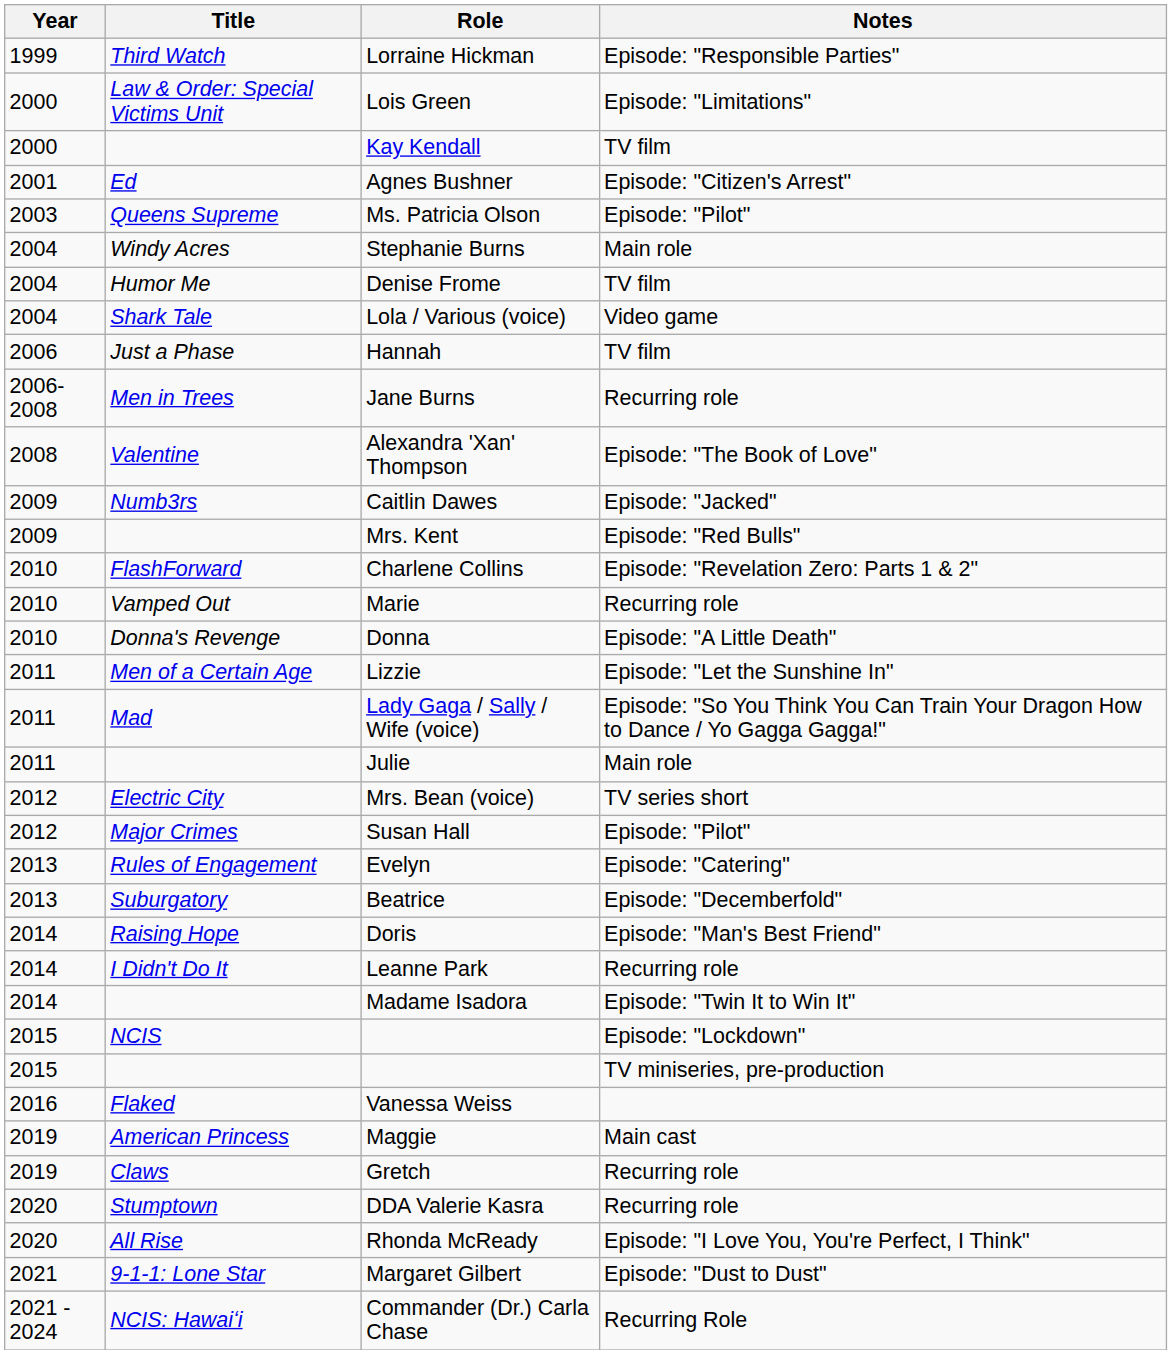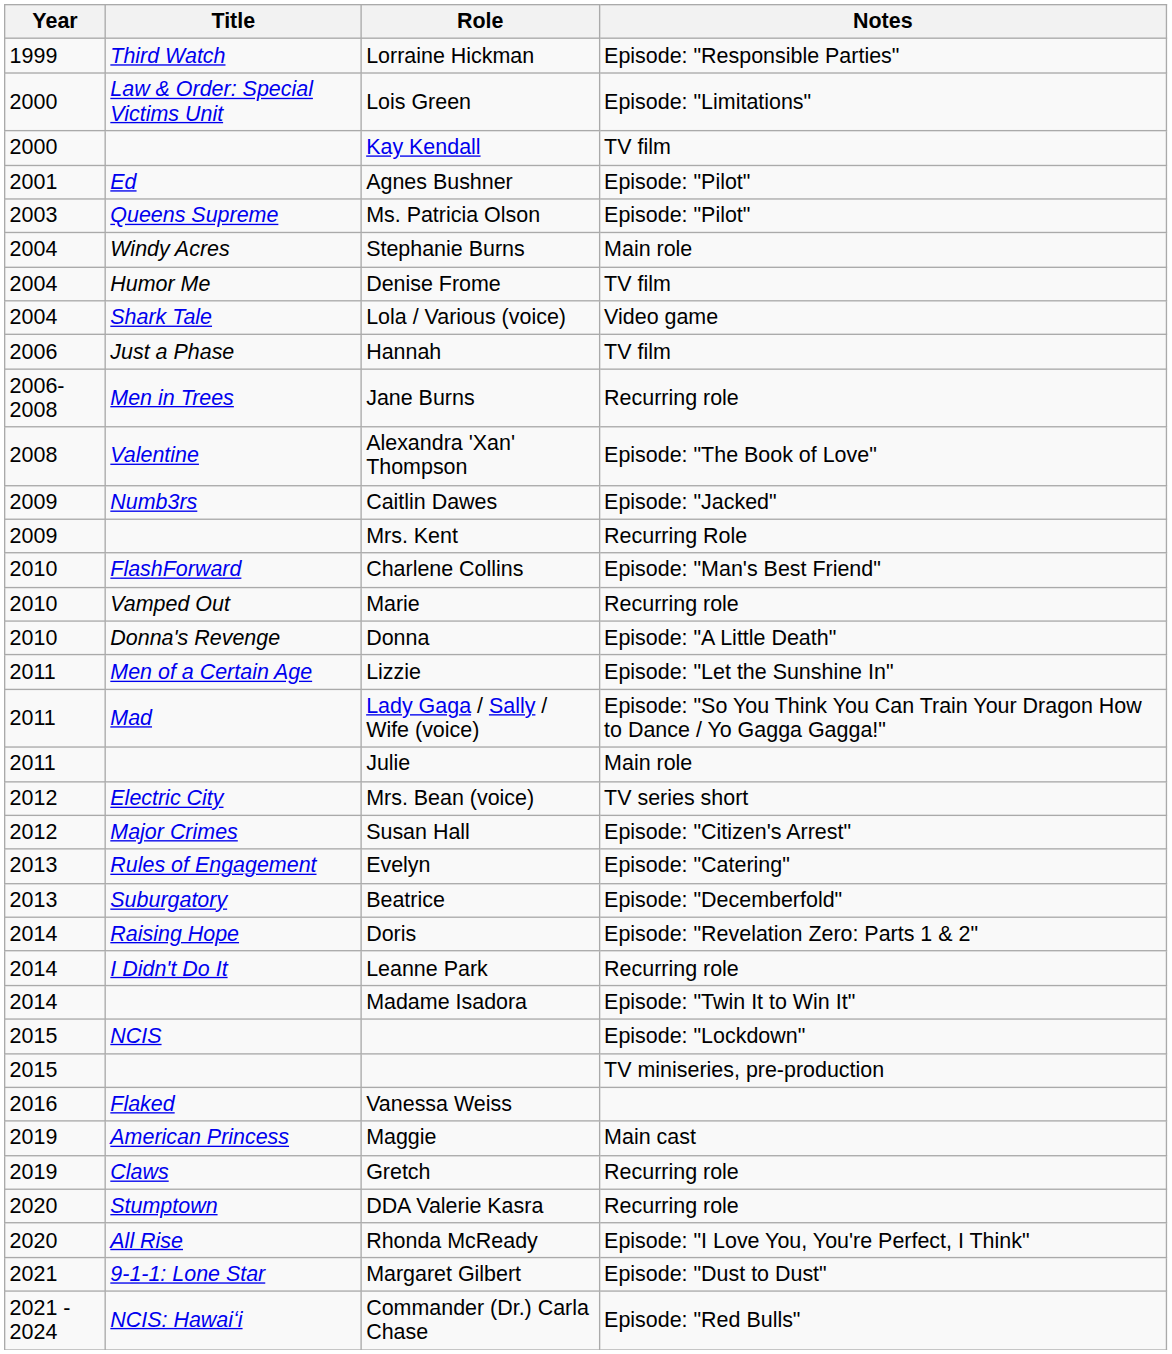(728, 181) Episode: "Citizen's Arrest" -> (677, 181) Episode: "Pilot"
(702, 535) Episode: "Red Bulls" -> (676, 535) Recurring Role
(791, 569) Episode: "Revelation Zero: Parts 1 & 2" -> (742, 569) Episode: "Man's Best Friend"
(677, 832) Episode: "Pilot" -> (728, 832) Episode: "Citizen's Arrest"
(742, 934) Episode: "Man's Best Friend" -> (791, 934) Episode: "Revelation Zero: Parts 1 & 2"
(676, 1320) Recurring Role -> (702, 1320) Episode: "Red Bulls"
